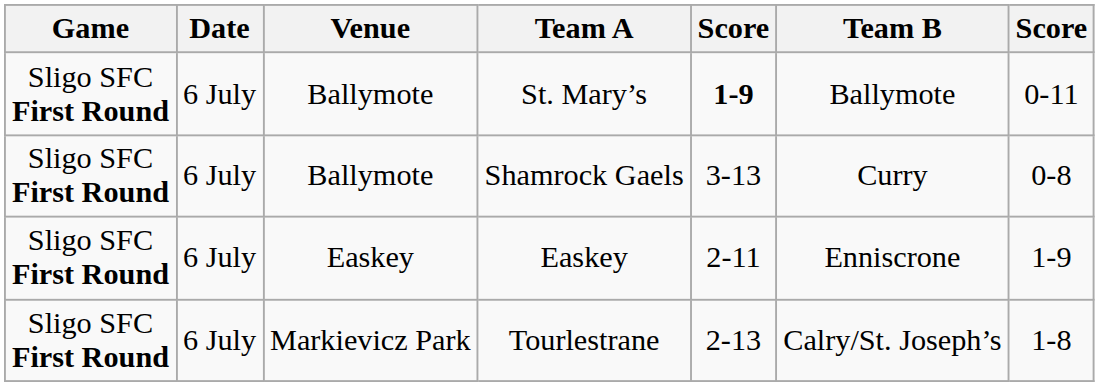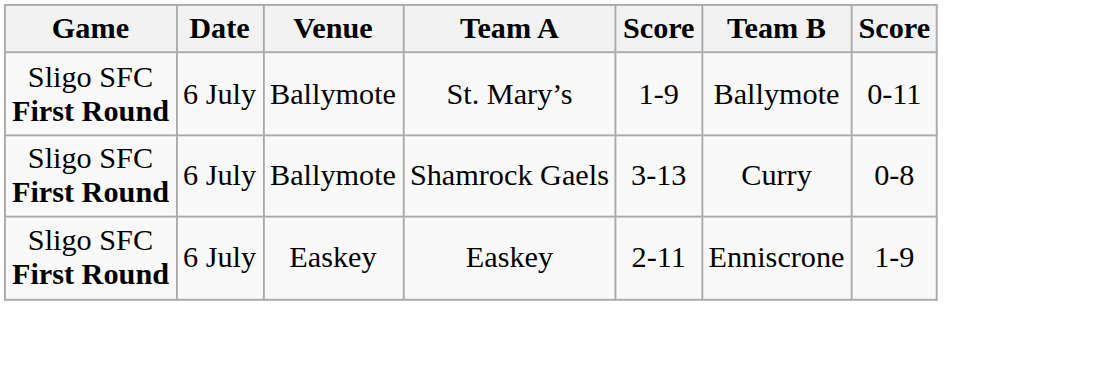(733, 93) bold -> (659, 93) normal
- row: (584, 339)
